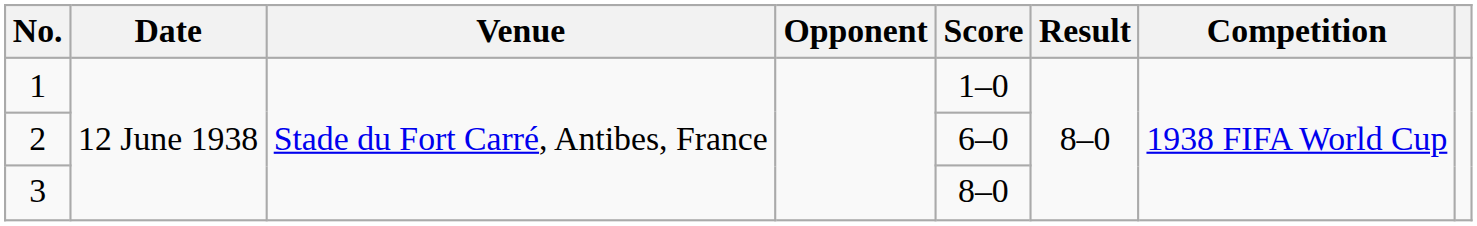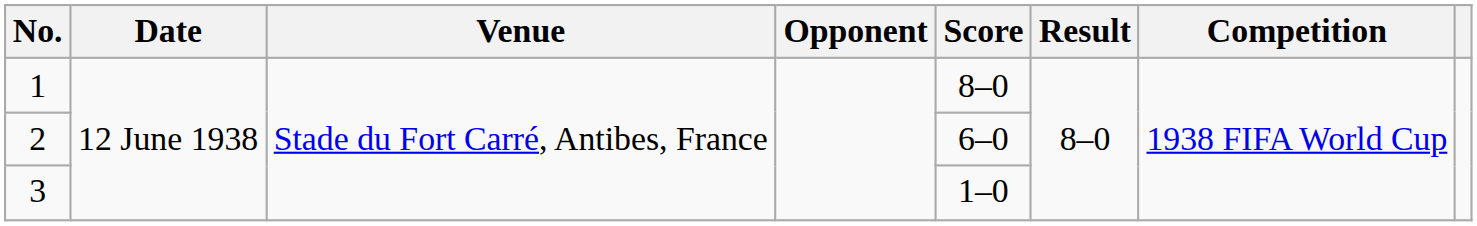(983, 84) 1–0 -> (983, 84) 8–0
(983, 191) 8–0 -> (983, 191) 1–0
